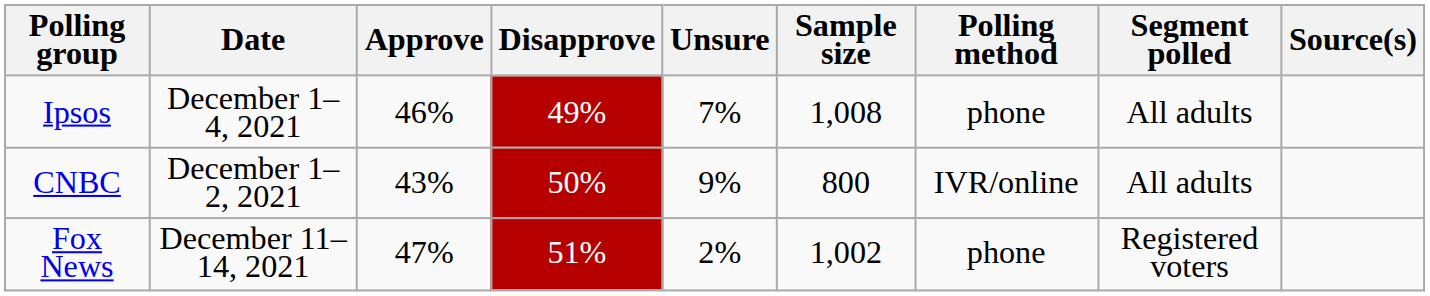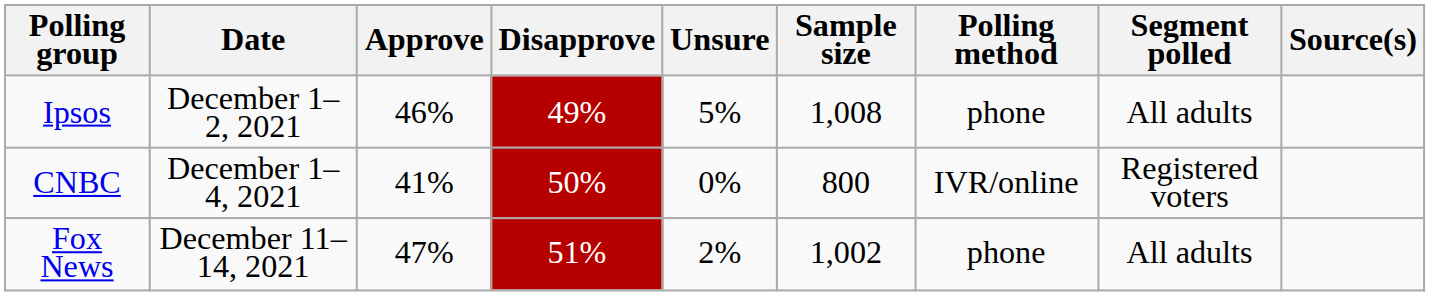(253, 111) December 1–4, 2021 -> (253, 111) December 1–2, 2021
(720, 111) 7% -> (720, 111) 5%
(253, 182) December 1–2, 2021 -> (253, 182) December 1–4, 2021
(424, 182) 43% -> (424, 182) 41%
(720, 182) 9% -> (720, 182) 0%
(1189, 182) All adults -> (1189, 182) Registered voters
(1189, 253) Registered voters -> (1189, 253) All adults
